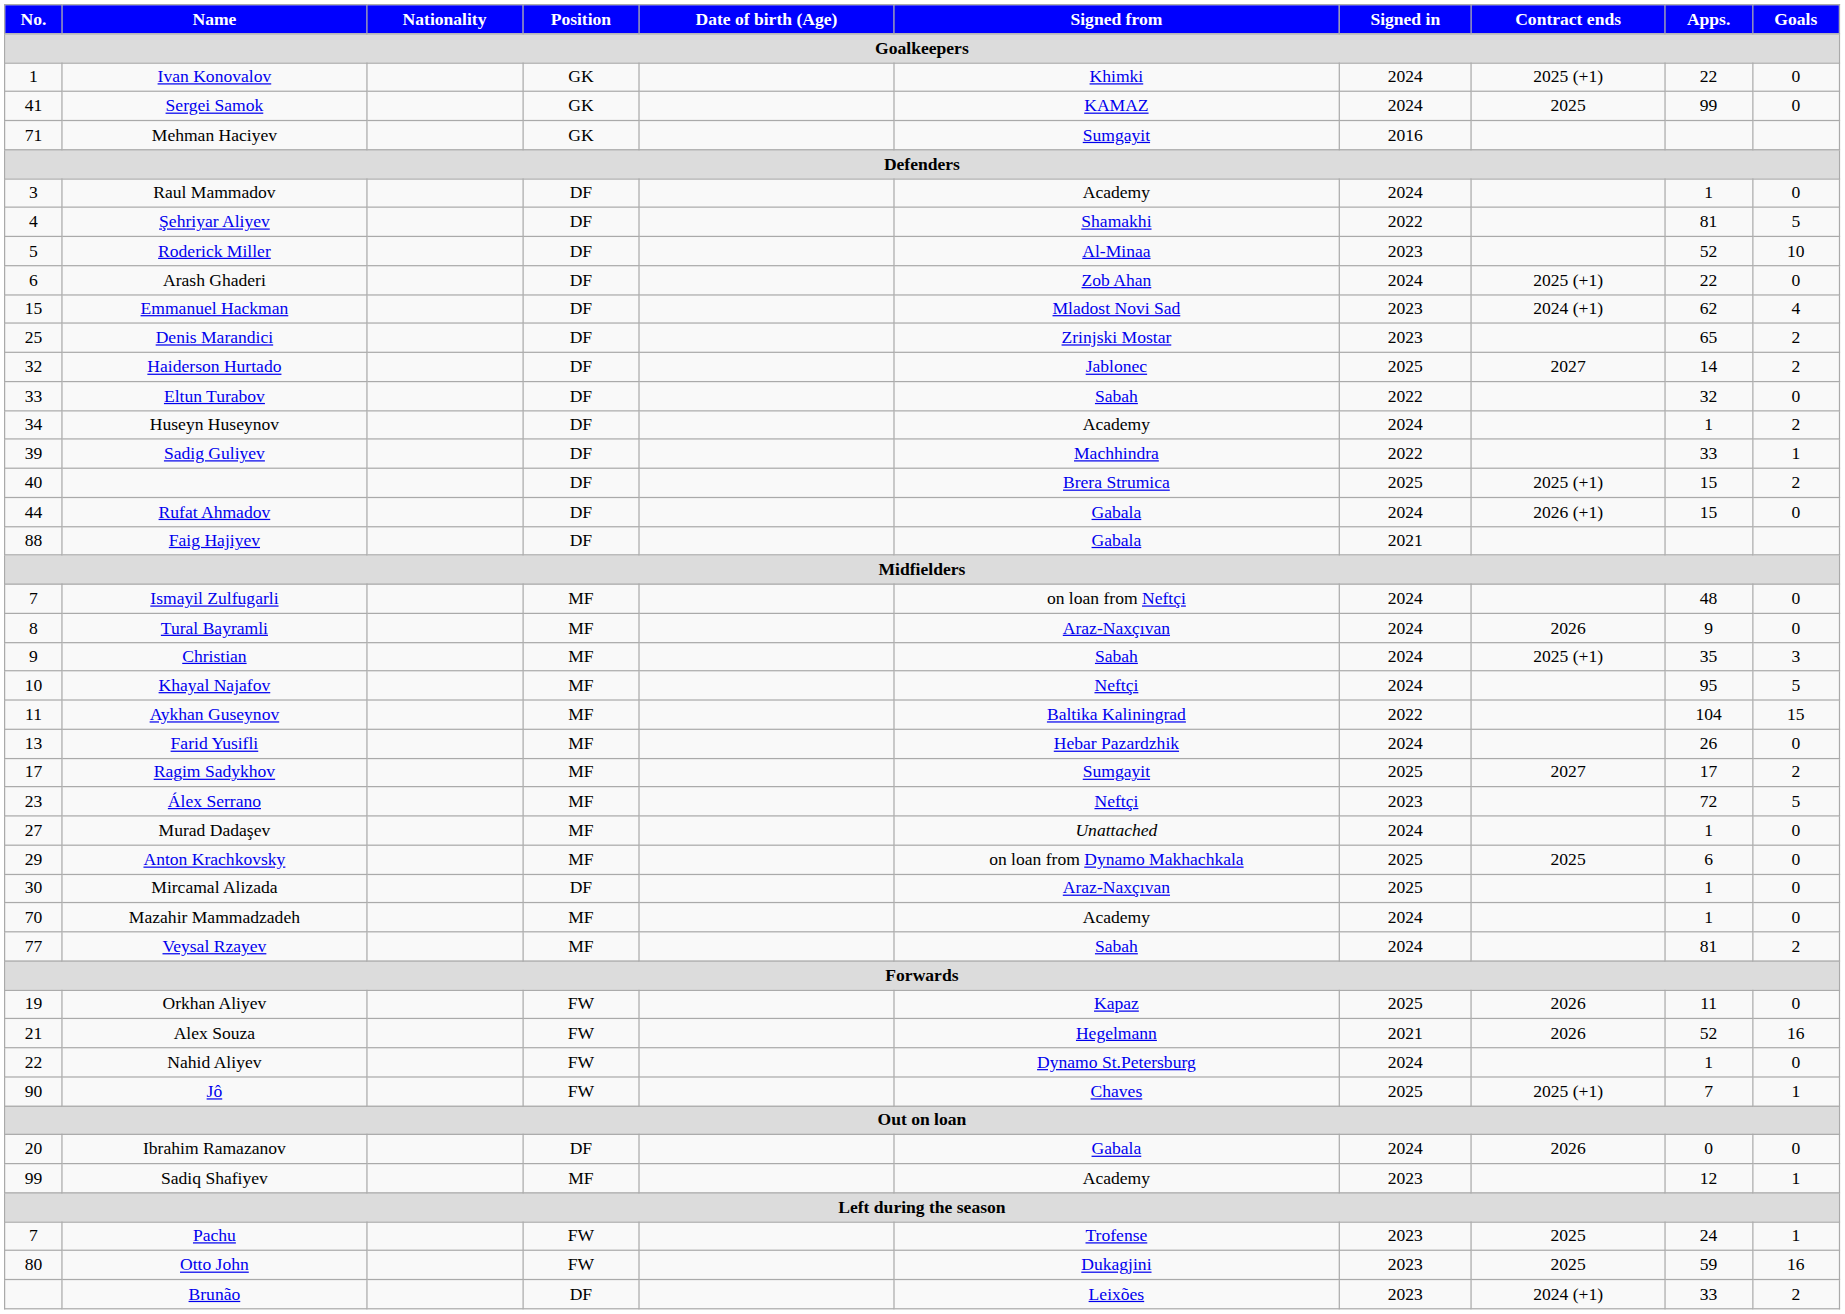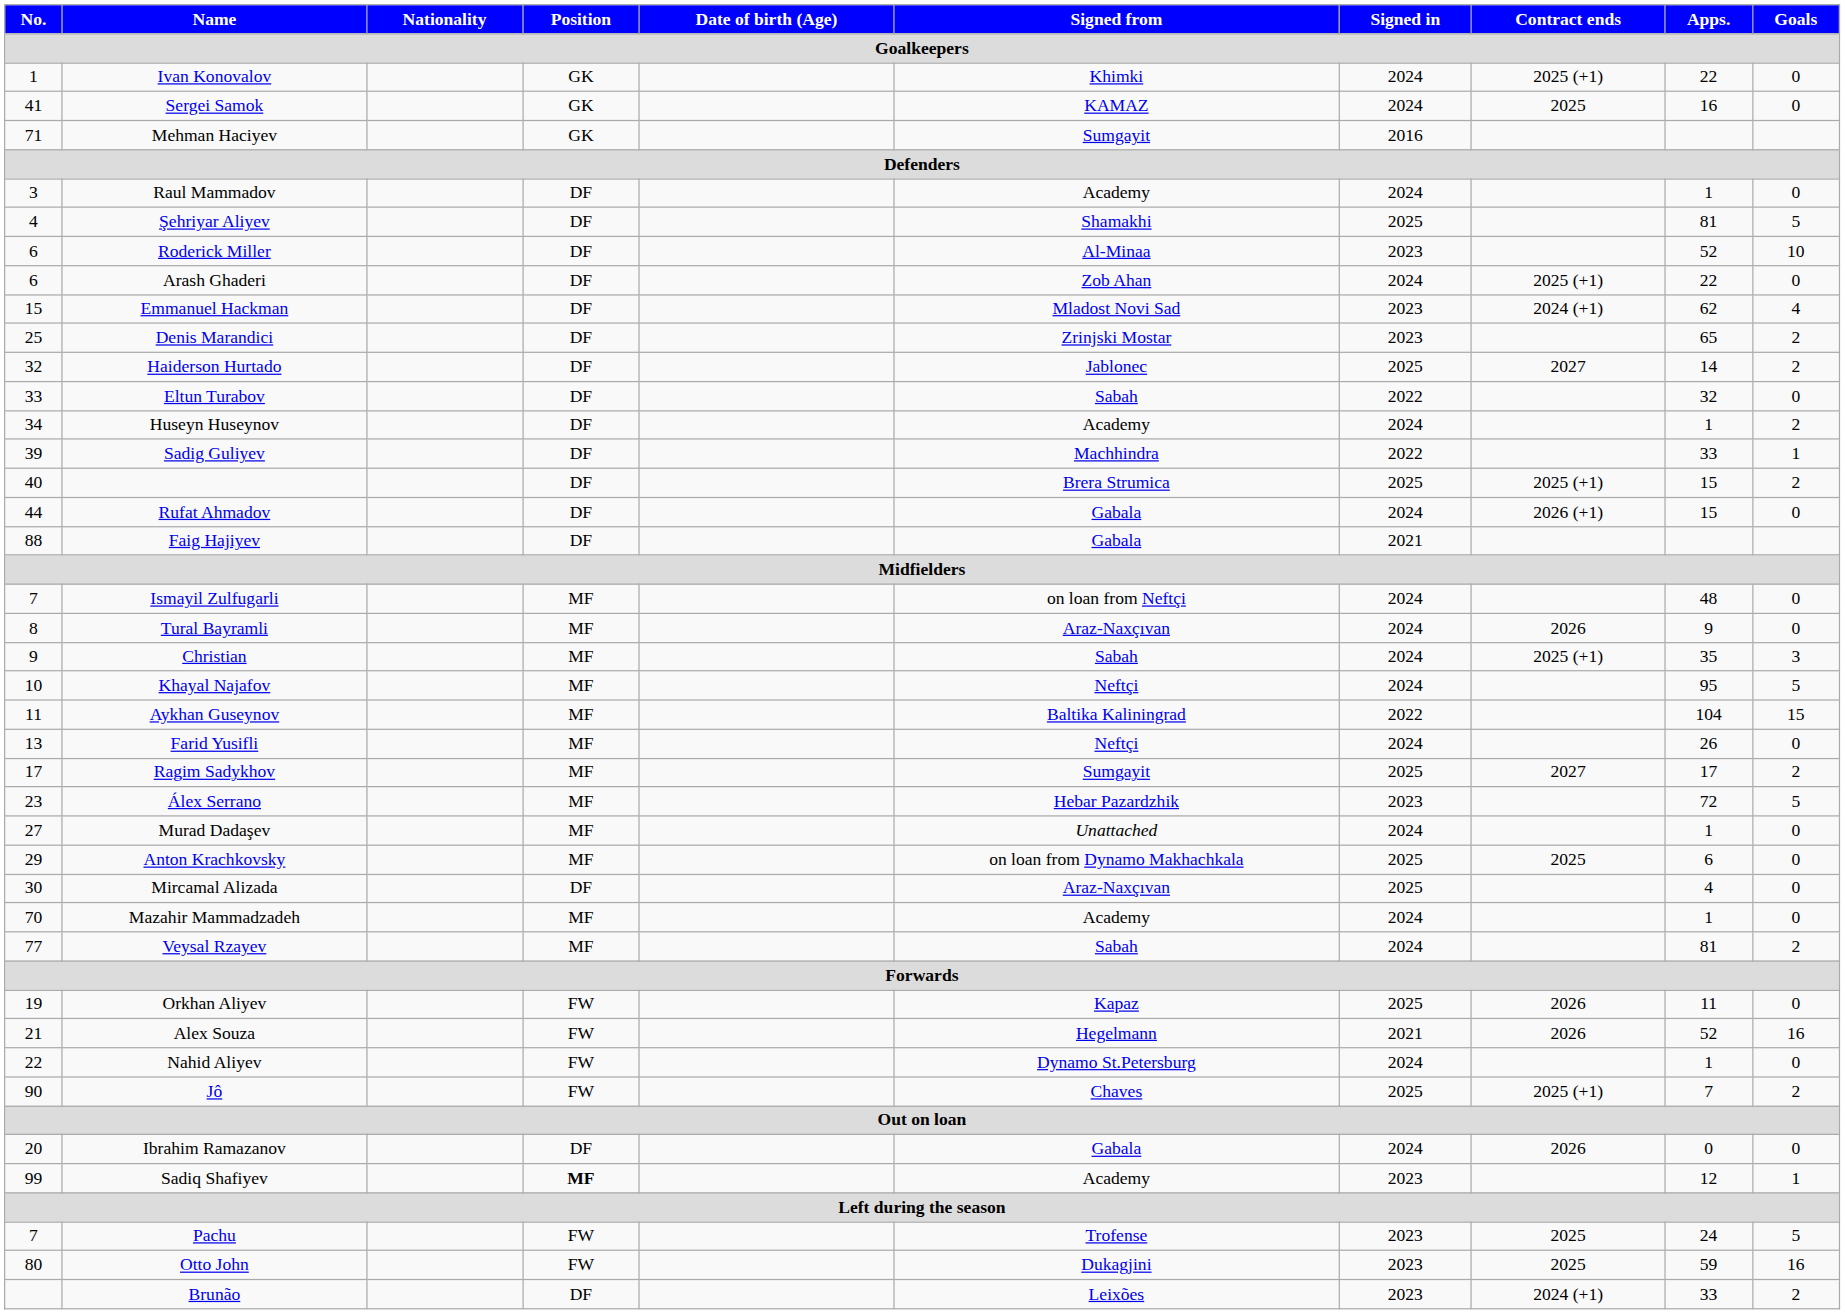(1709, 106) 99 -> (1709, 106) 16
(1405, 222) 2022 -> (1405, 222) 2025
(33, 251) 5 -> (33, 251) 6
(1116, 743) Hebar Pazardzhik -> (1116, 743) Neftçi
(1116, 801) Neftçi -> (1116, 801) Hebar Pazardzhik
(1709, 888) 1 -> (1709, 888) 4
(1796, 1091) 1 -> (1796, 1091) 2
(581, 1178) normal -> (581, 1178) bold
(1796, 1236) 1 -> (1796, 1236) 5
